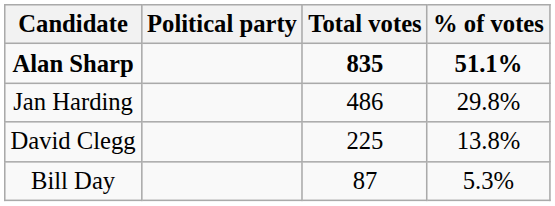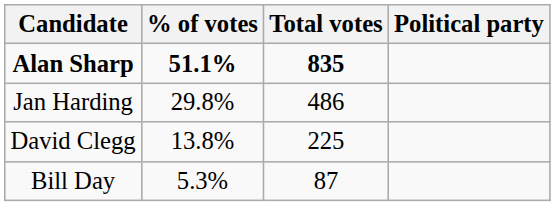columns swapped: (222, 24) <-> (488, 24)
